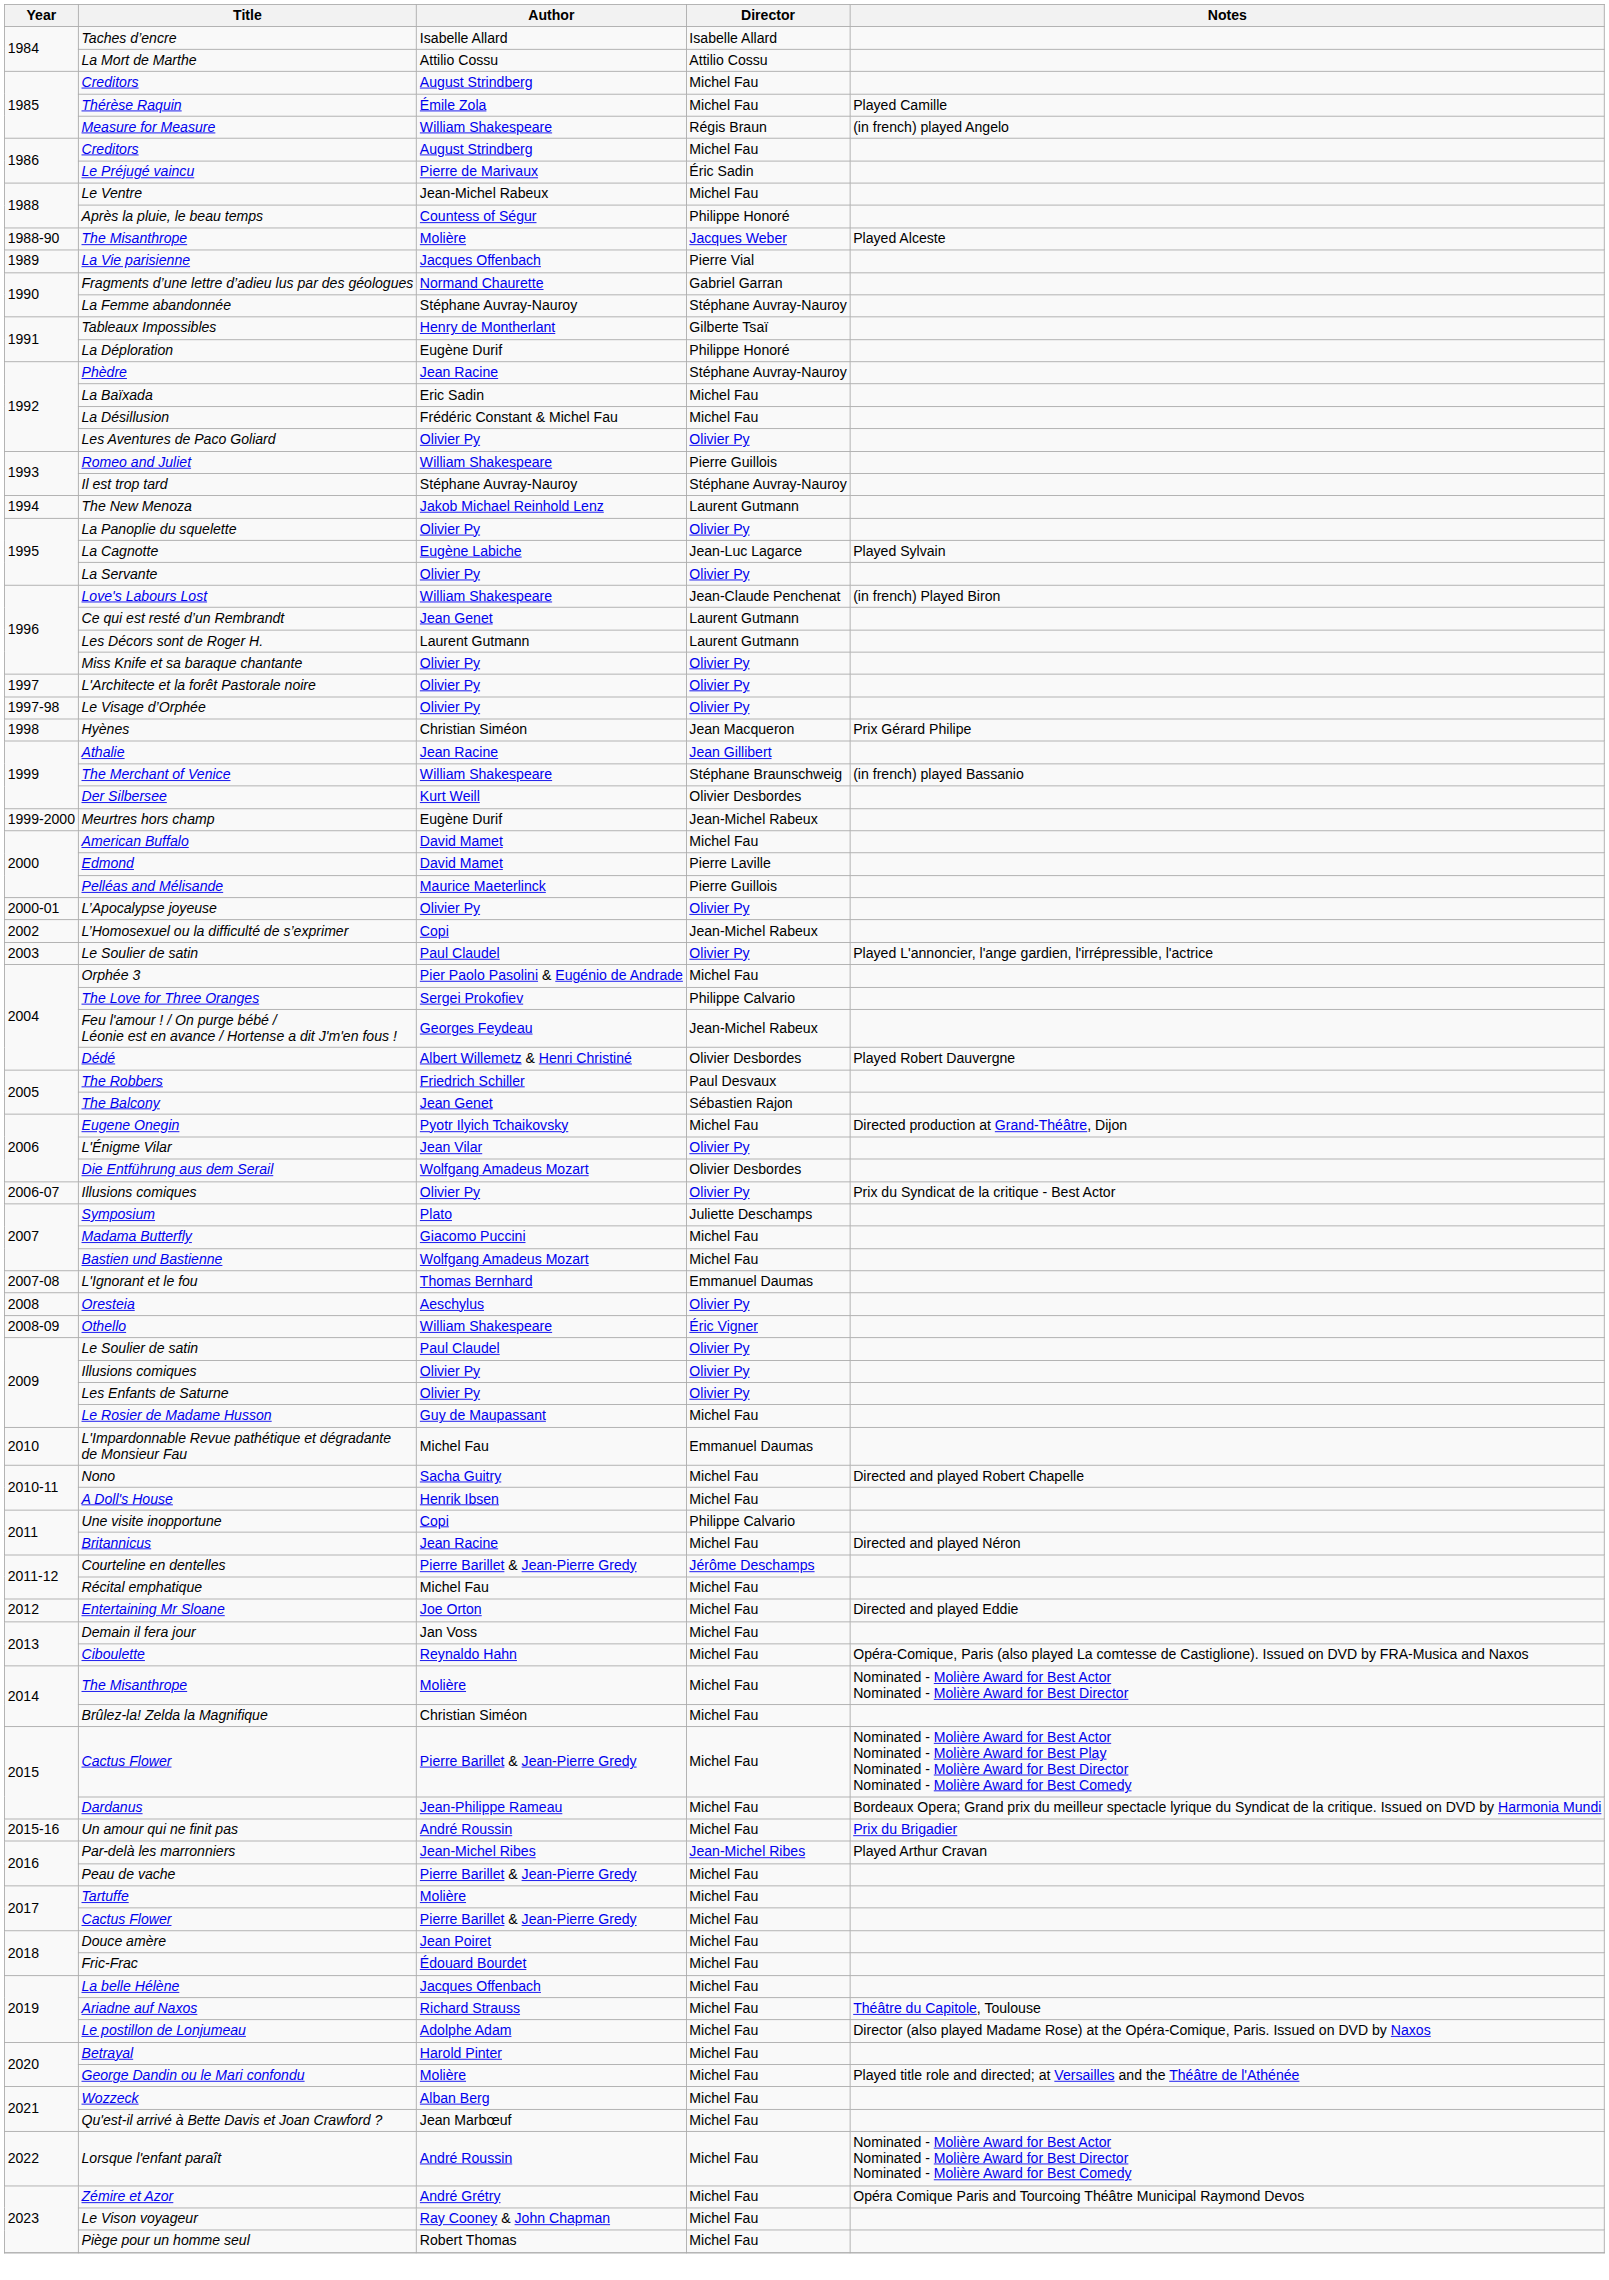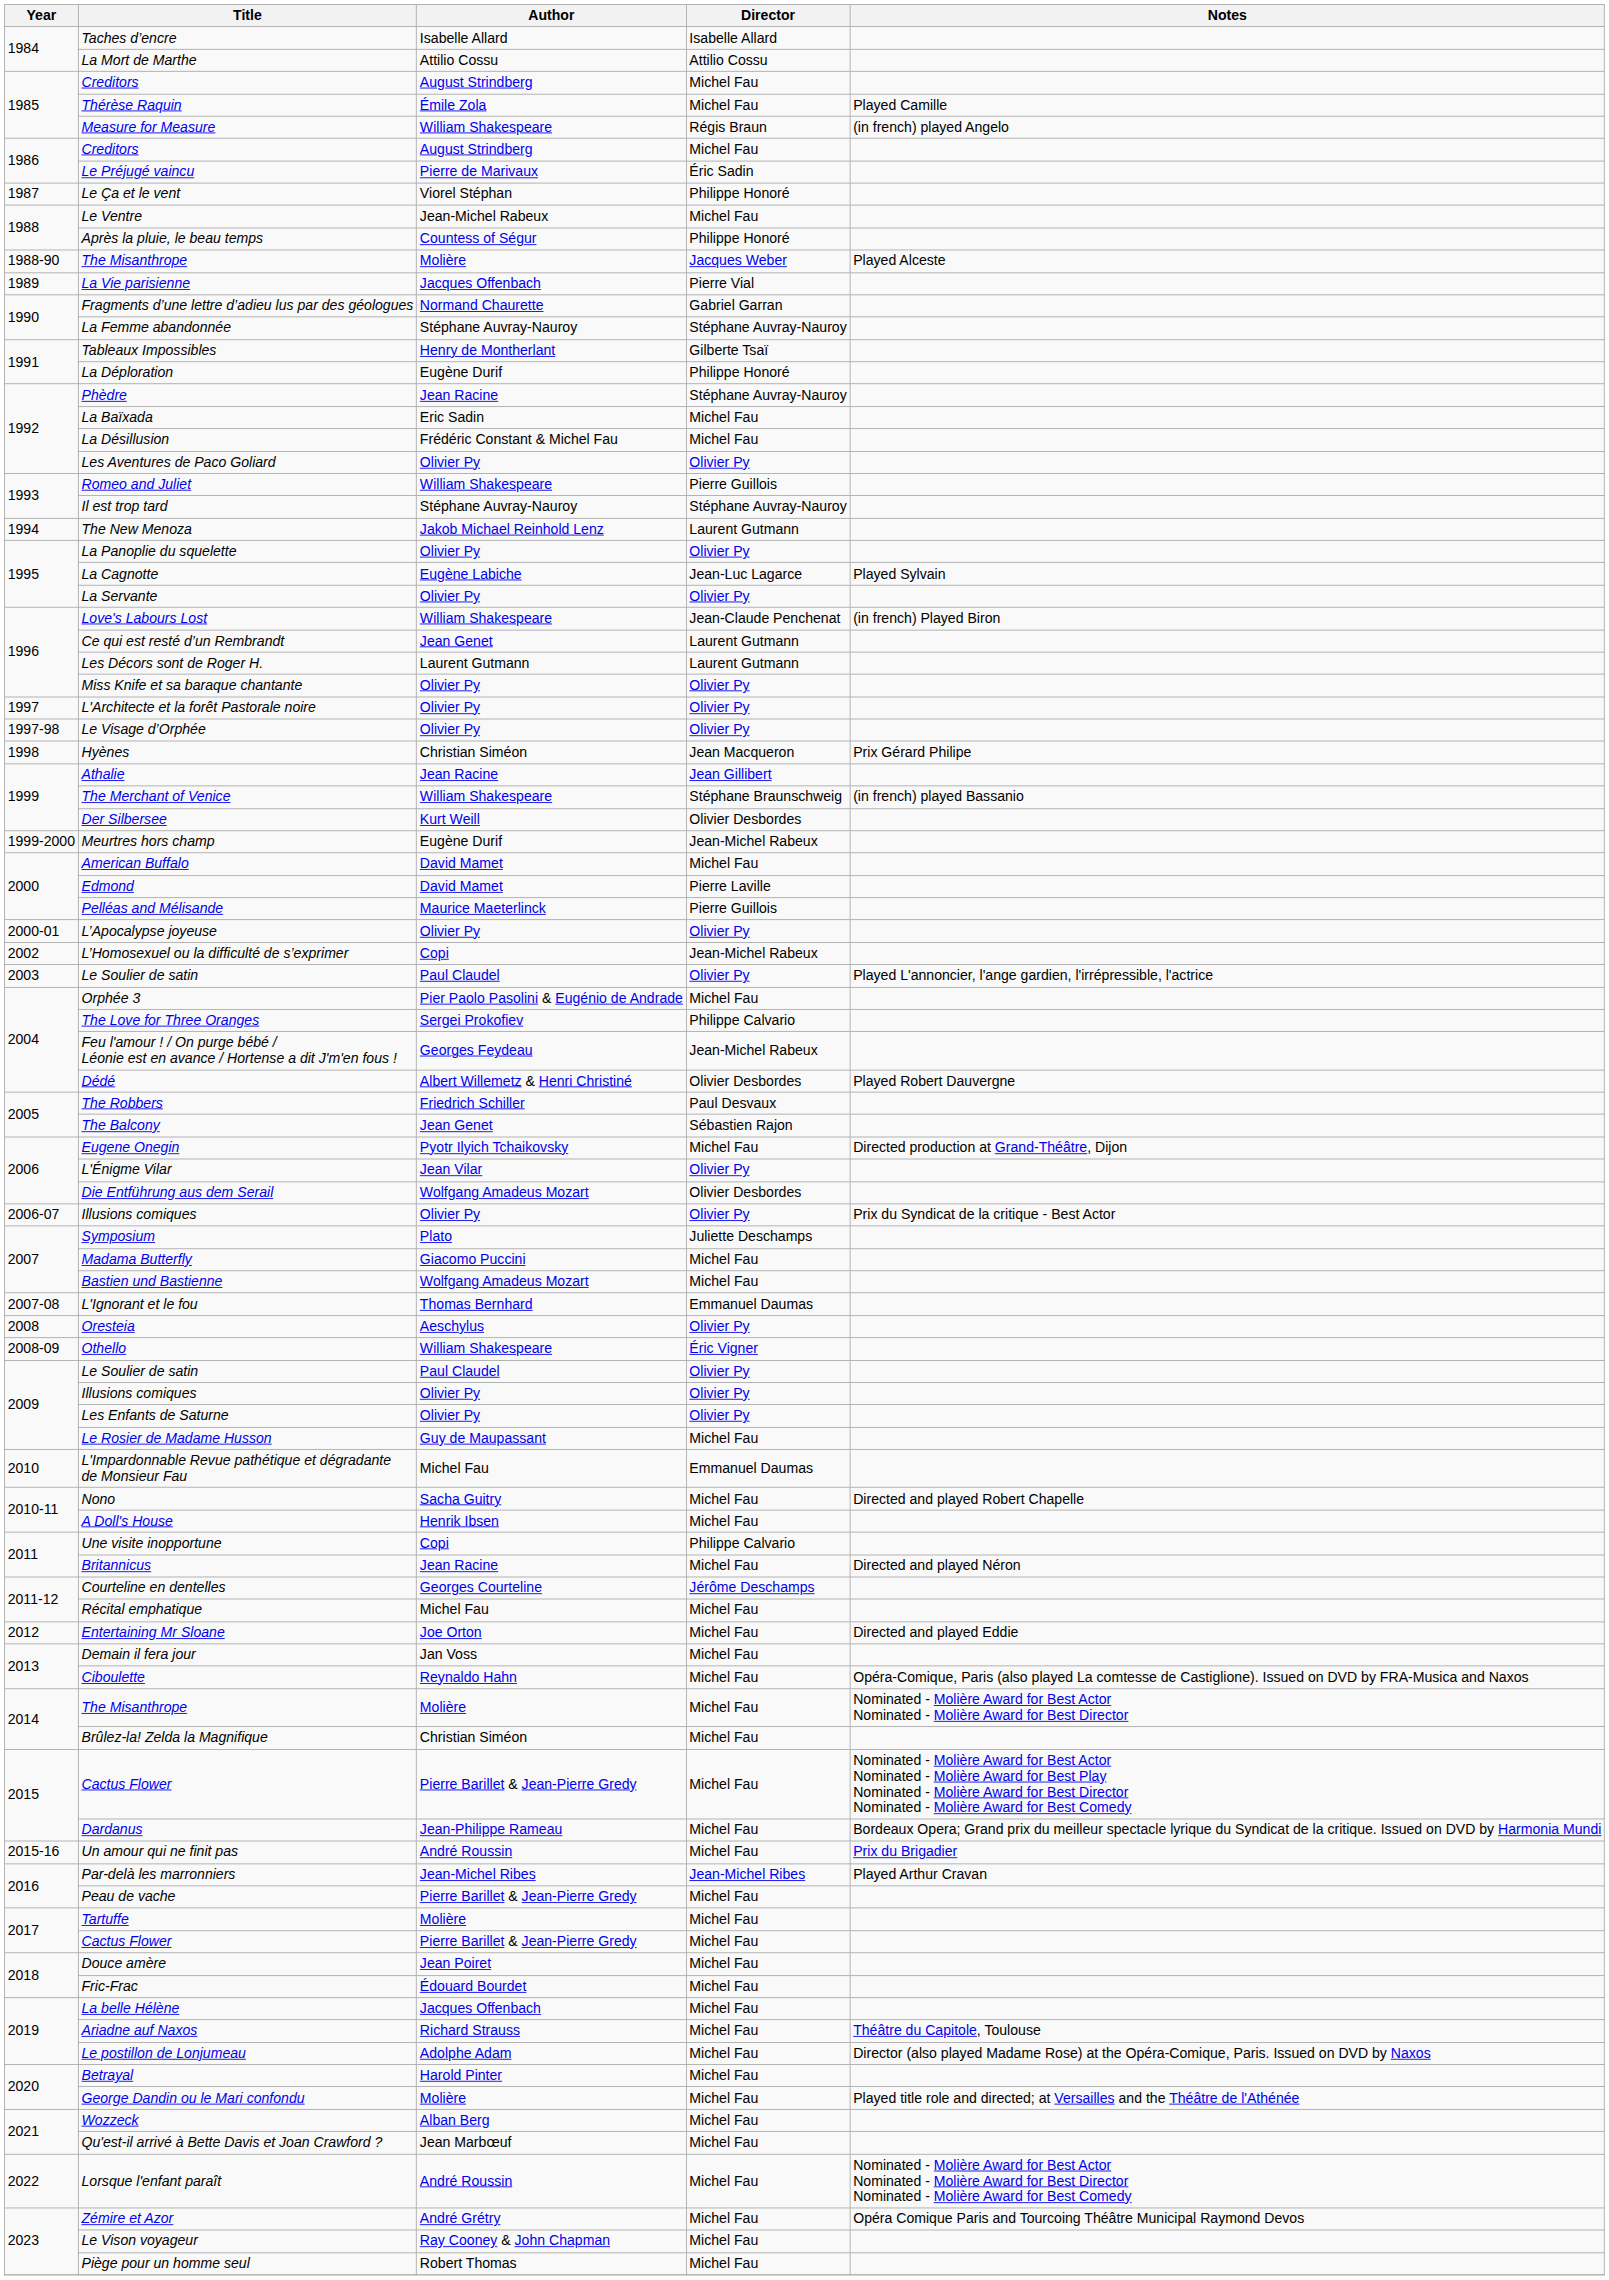+ row: (23, 194)
(528, 1565) Pierre Barillet & Jean-Pierre Gredy -> (481, 1588) Georges Courteline
